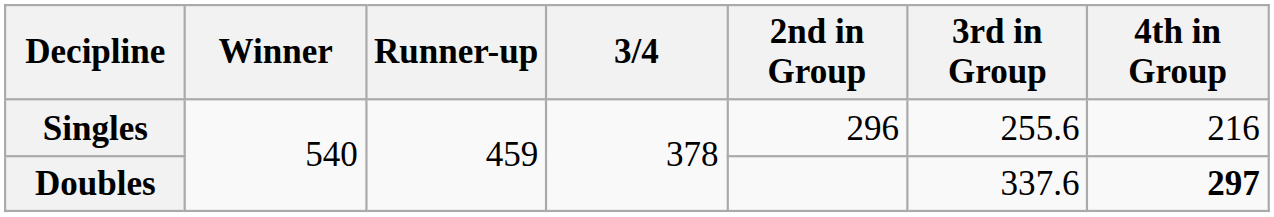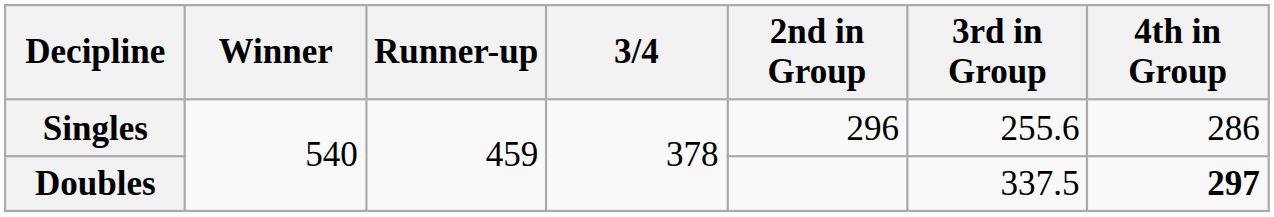(1234, 127) 216 -> (1234, 127) 286
(1040, 182) 337.6 -> (1040, 182) 337.5
